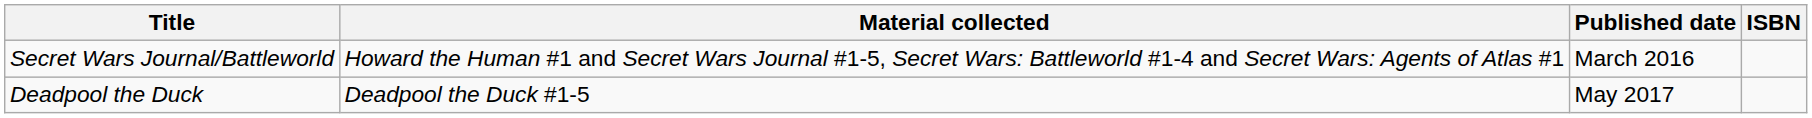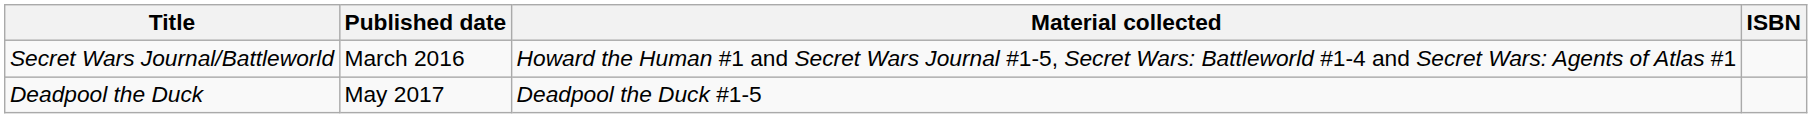columns swapped: (954, 22) <-> (1655, 22)
